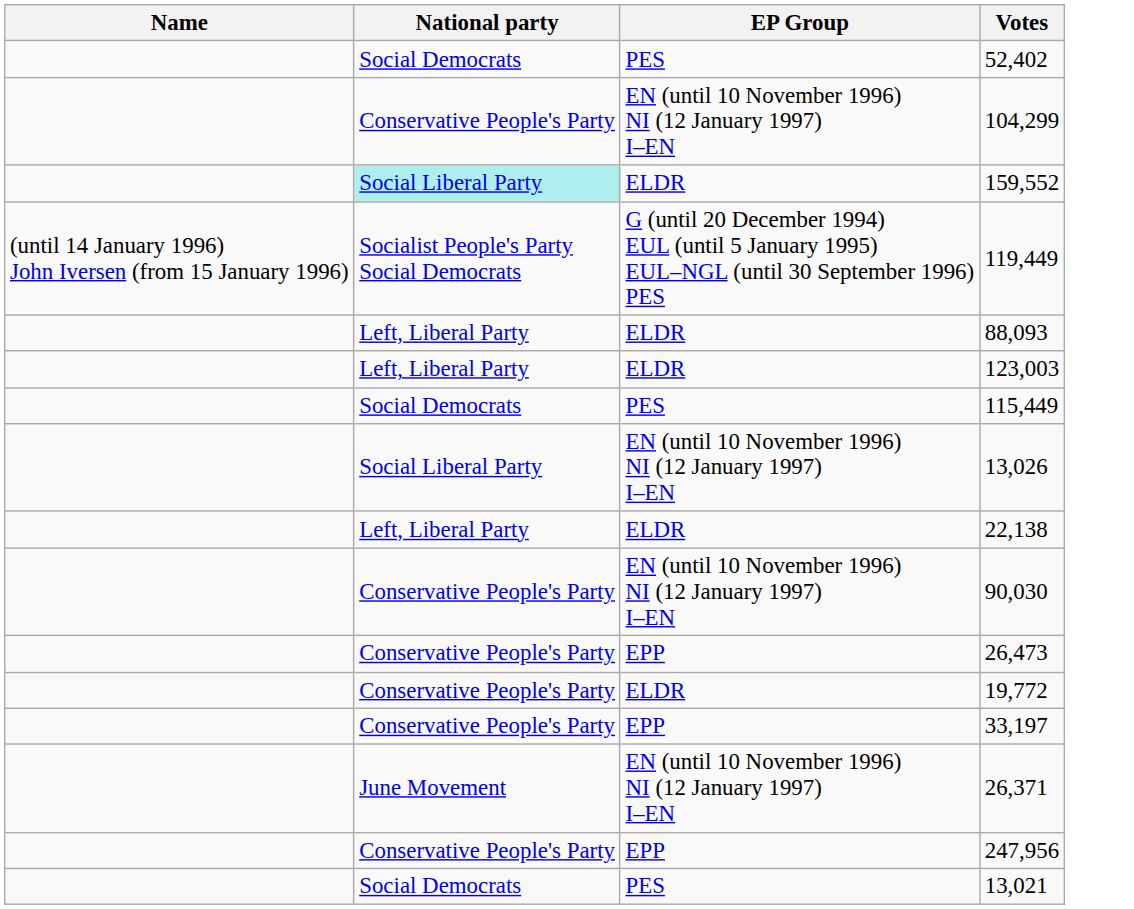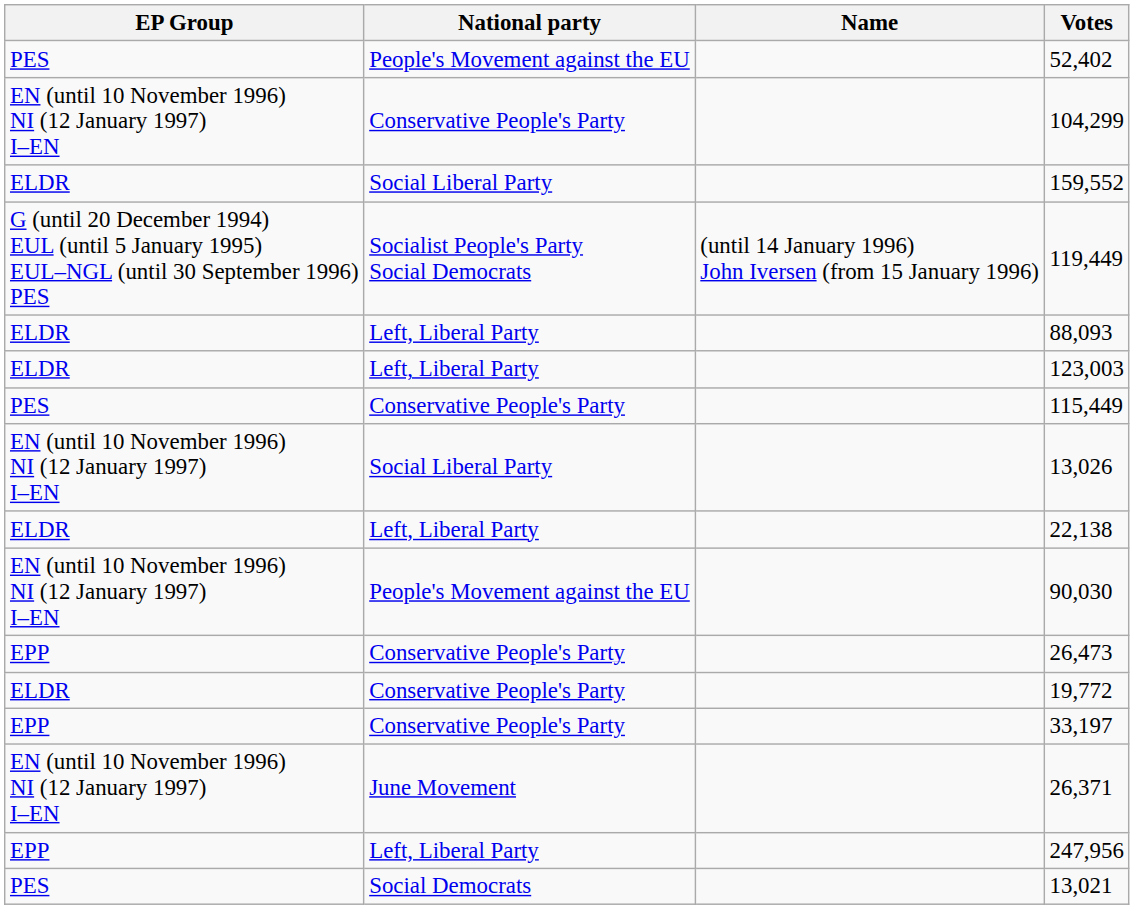columns swapped: (179, 22) <-> (800, 22)
(440, 58) Social Democrats -> (529, 58) People's Movement against the EU
(451, 182) paleturquoise background -> (461, 182) no background
(440, 405) Social Democrats -> (497, 405) Conservative People's Party
(487, 591) Conservative People's Party -> (529, 591) People's Movement against the EU
(487, 850) Conservative People's Party -> (454, 850) Left, Liberal Party
